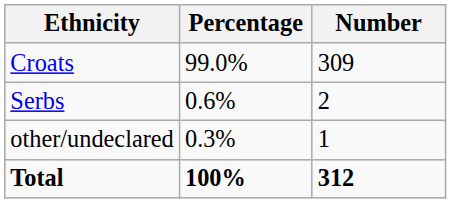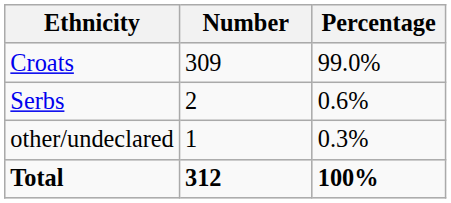columns swapped: (379, 23) <-> (246, 23)
